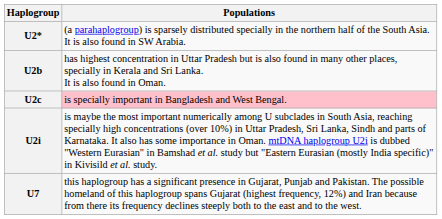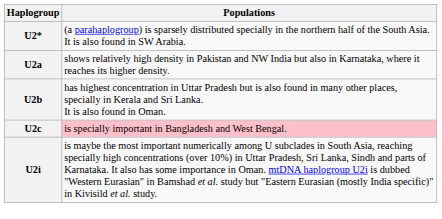+ row: (33, 65)
- row: (33, 194)
